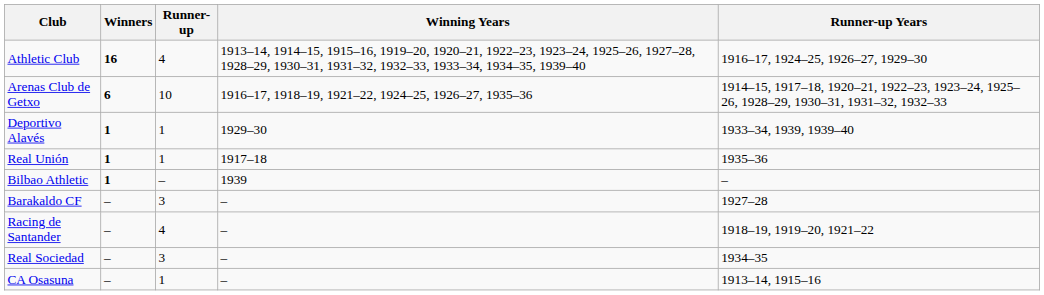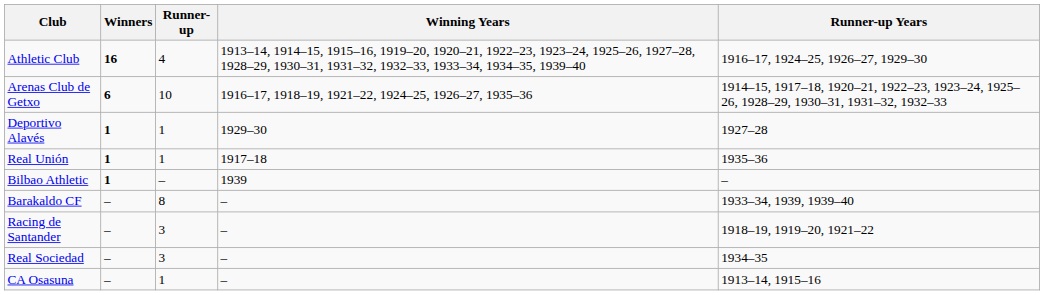(788, 130) 1933–34, 1939, 1939–40 -> (744, 130) 1927–28
(162, 201) 3 -> (162, 201) 8
(744, 201) 1927–28 -> (788, 201) 1933–34, 1939, 1939–40
(162, 229) 4 -> (162, 229) 3
